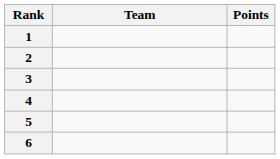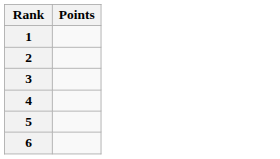- column: (140, 15)
